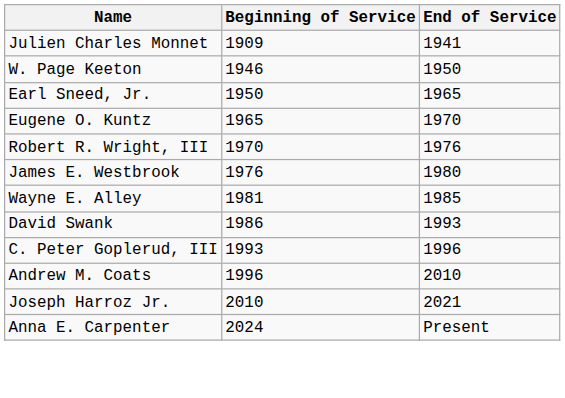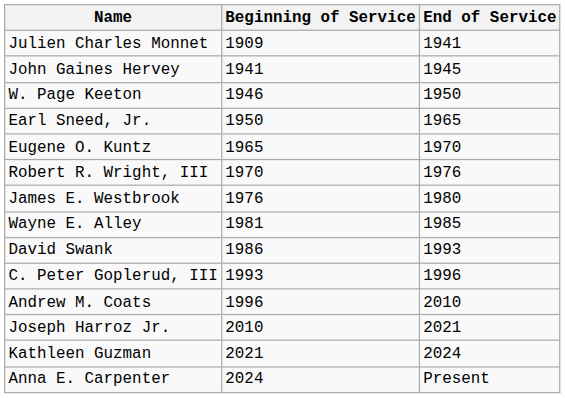+ row: (94, 69)
+ row: (80, 354)
